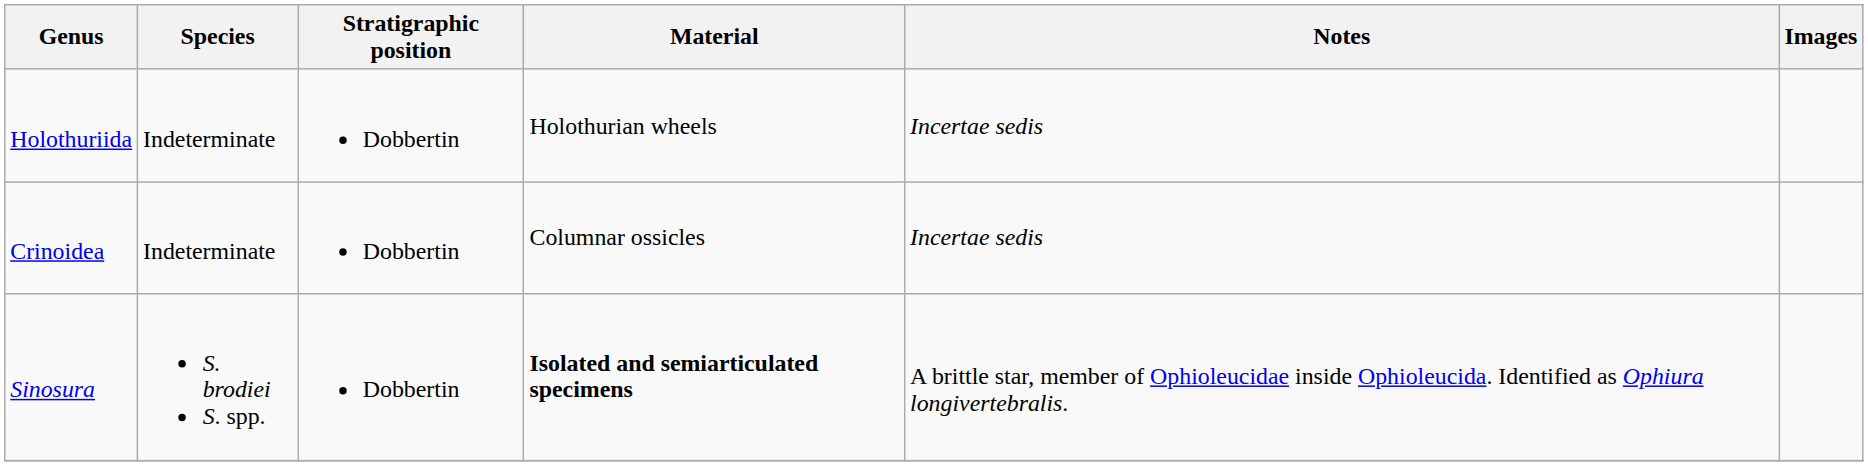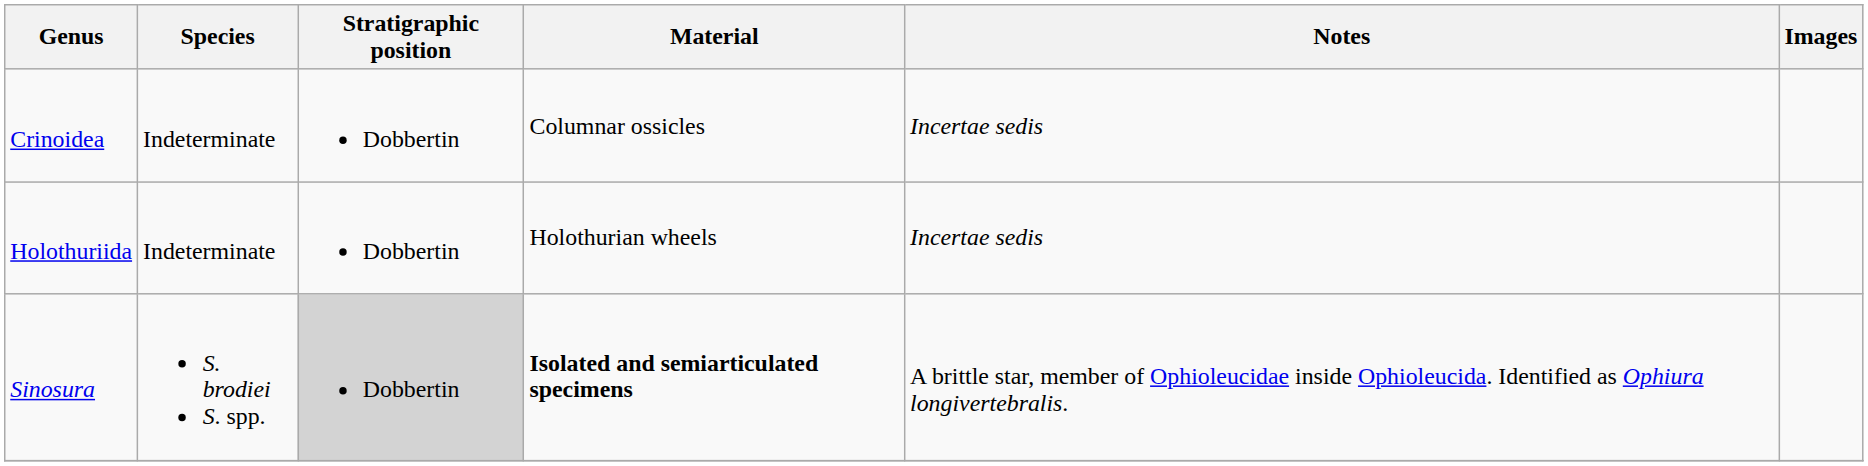rows swapped: (57, 251) <-> (71, 138)
(411, 390) no background -> (411, 390) lightgrey background
